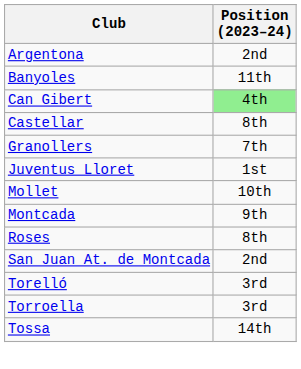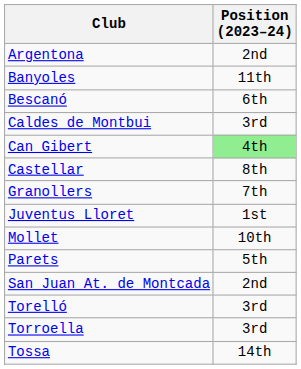+ row: (37, 101)
+ row: (79, 124)
- row: (42, 215)
+ row: (33, 261)
- row: (29, 238)
